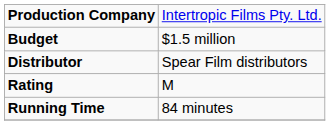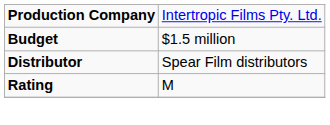- row: (56, 108)
